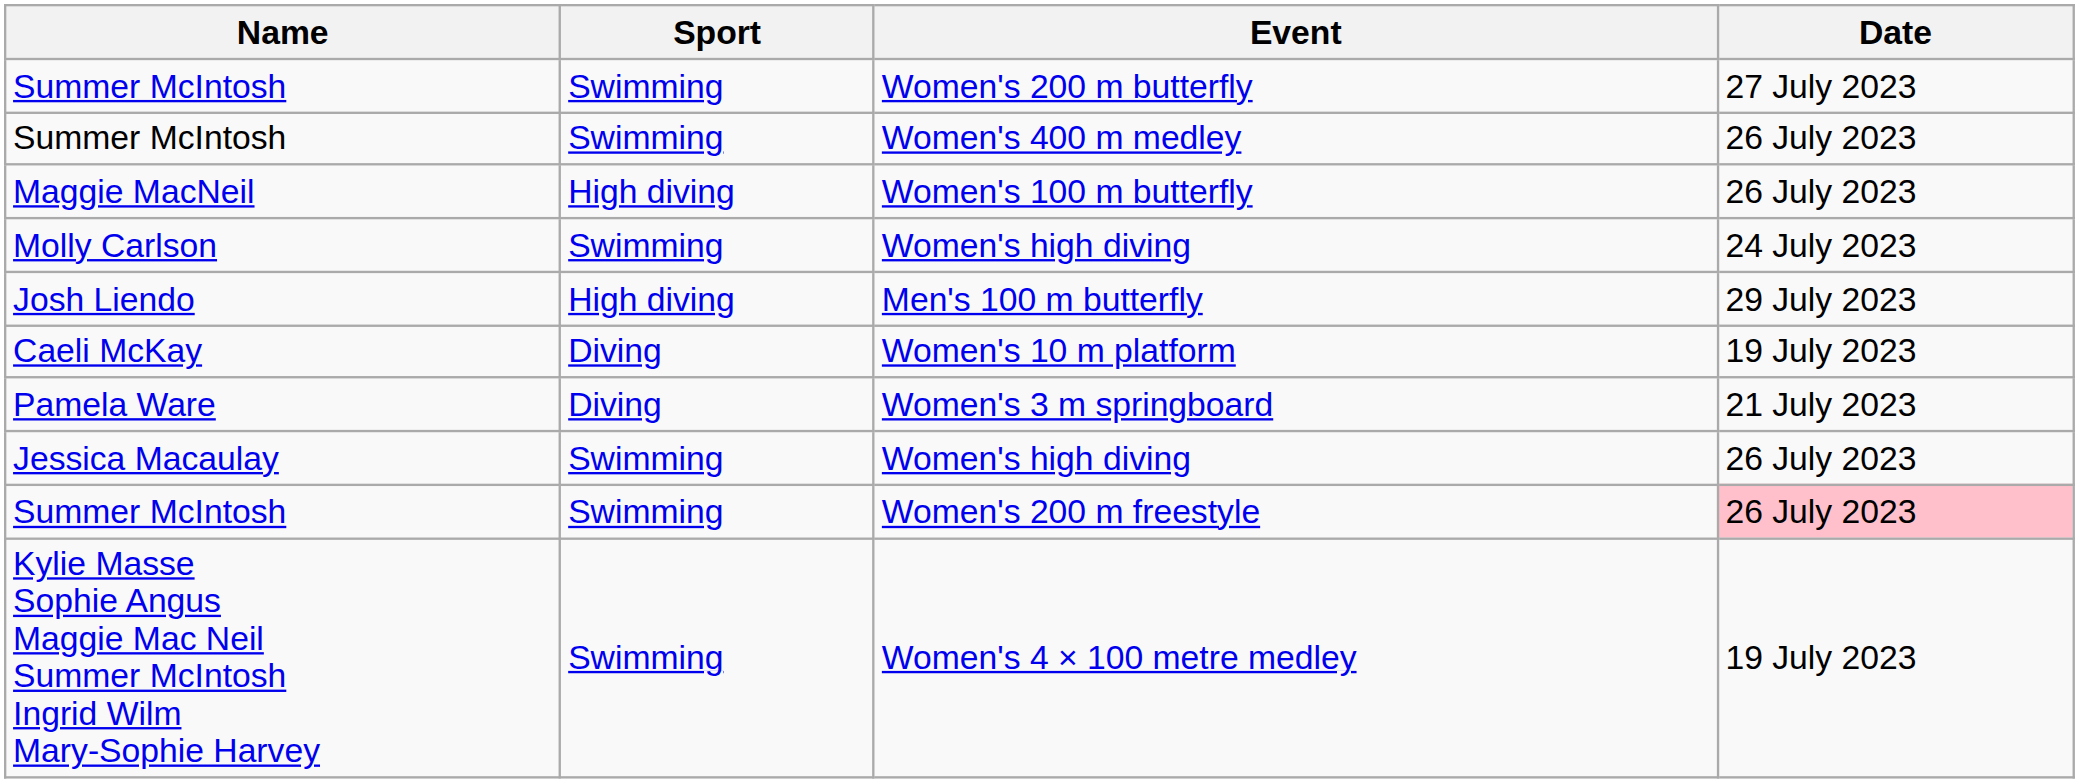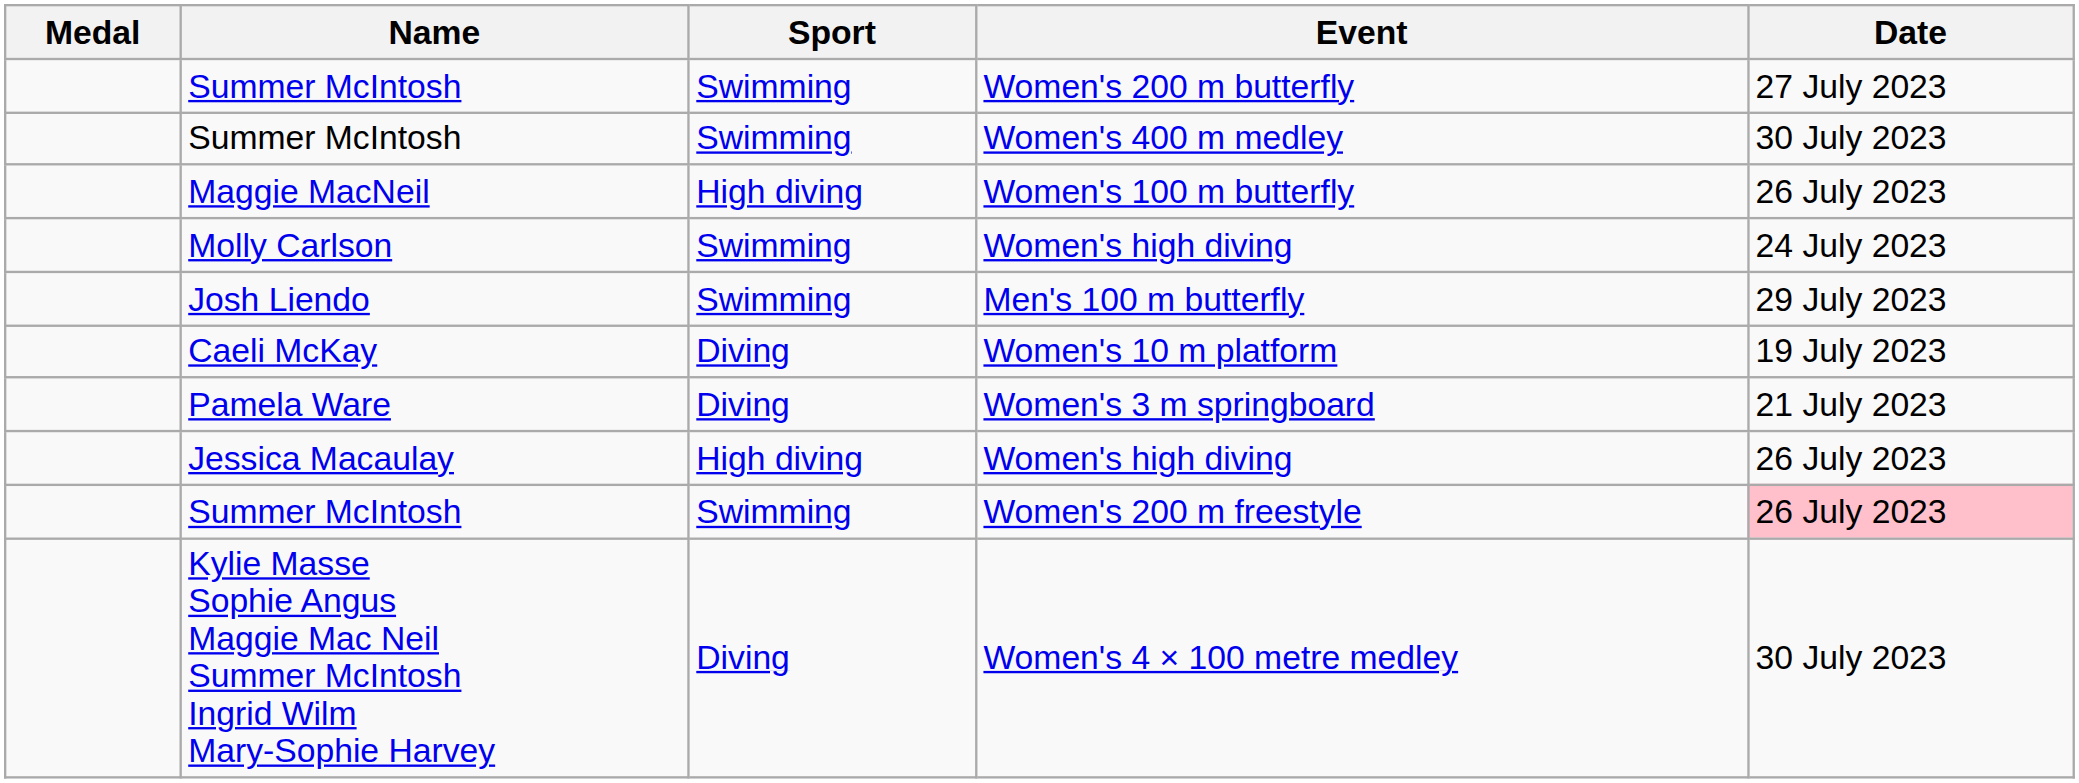+ column: (93, 32)
(1821, 139) 26 July 2023 -> (1851, 139) 30 July 2023
(651, 298) High diving -> (774, 298) Swimming
(646, 458) Swimming -> (780, 458) High diving
(646, 658) Swimming -> (743, 658) Diving
(1821, 658) 19 July 2023 -> (1851, 658) 30 July 2023
